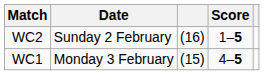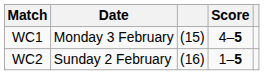rows swapped: (27, 59) <-> (27, 38)
